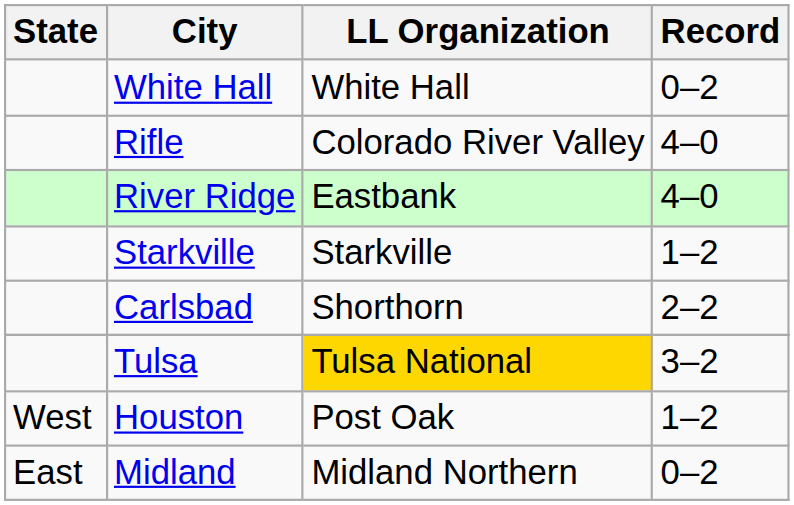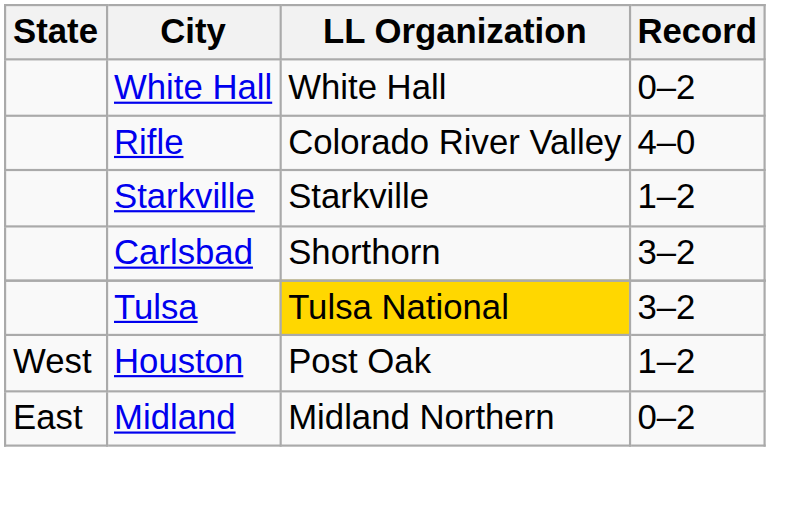- row: (205, 197)
(690, 307) 2–2 -> (666, 252) 3–2
